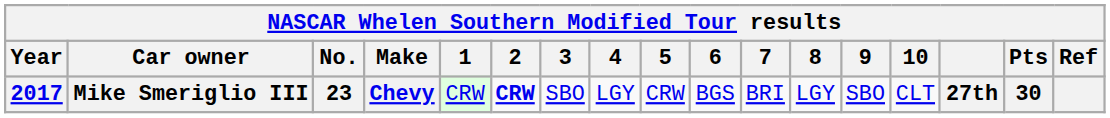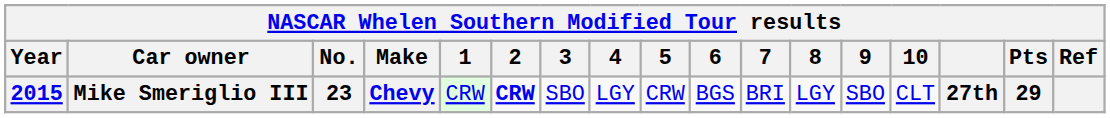(37, 93) 2017 -> (37, 93) 2015
(1029, 93) 30 -> (1029, 93) 29
